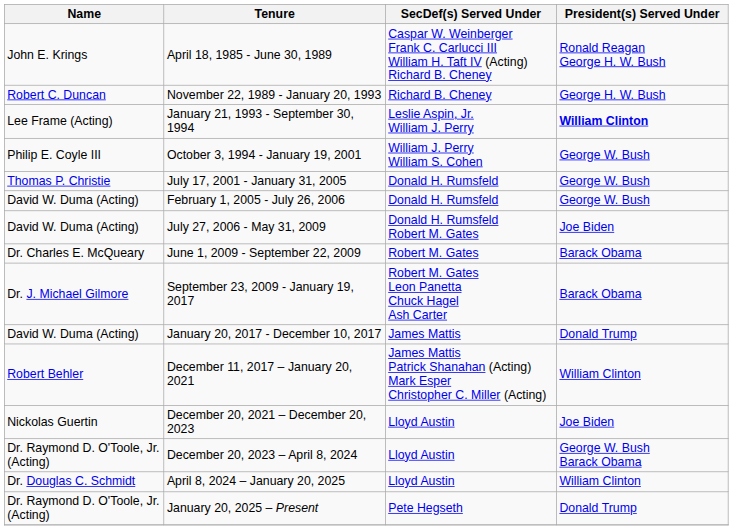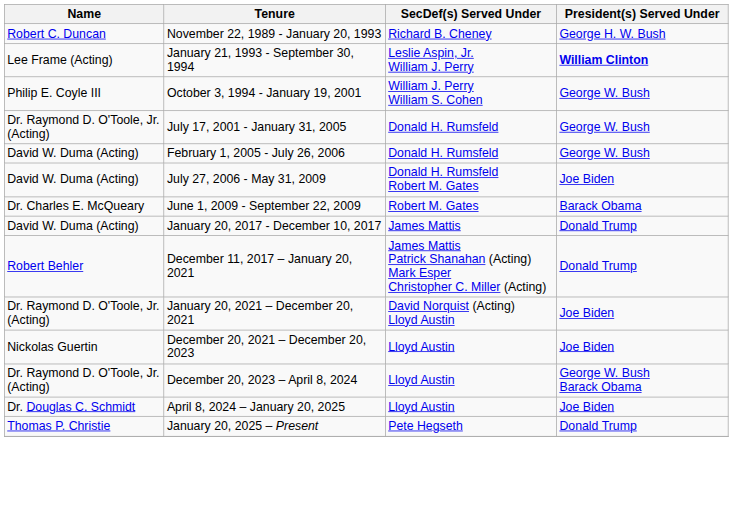- row: (249, 54)
(59, 181) Thomas P. Christie -> (83, 127) Dr. Raymond D. O'Toole, Jr. (Acting)
- row: (260, 294)
(600, 374) William Clinton -> (598, 266) Donald Trump
+ row: (260, 313)
(600, 481) William Clinton -> (587, 406) Joe Biden
(83, 508) Dr. Raymond D. O'Toole, Jr. (Acting) -> (59, 426) Thomas P. Christie
